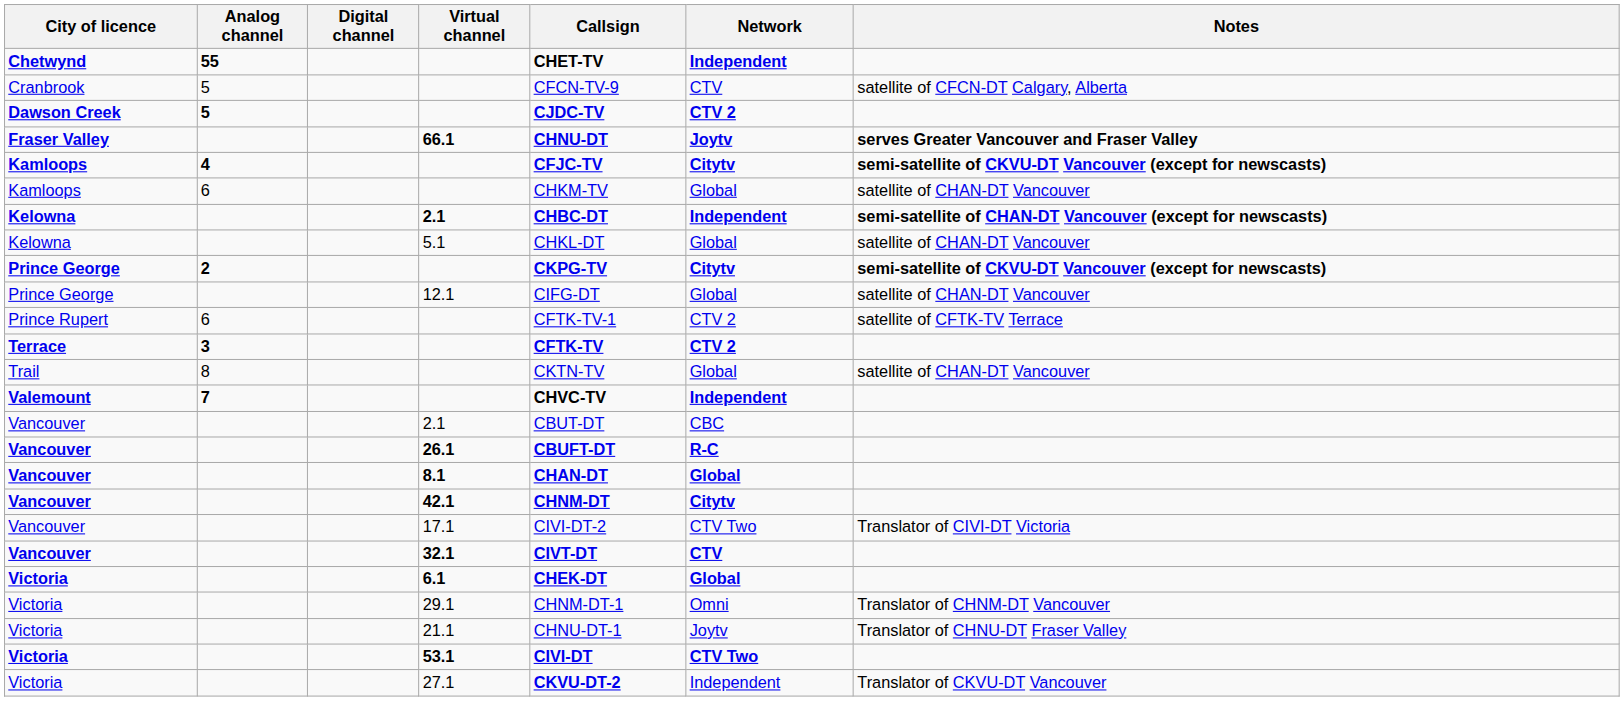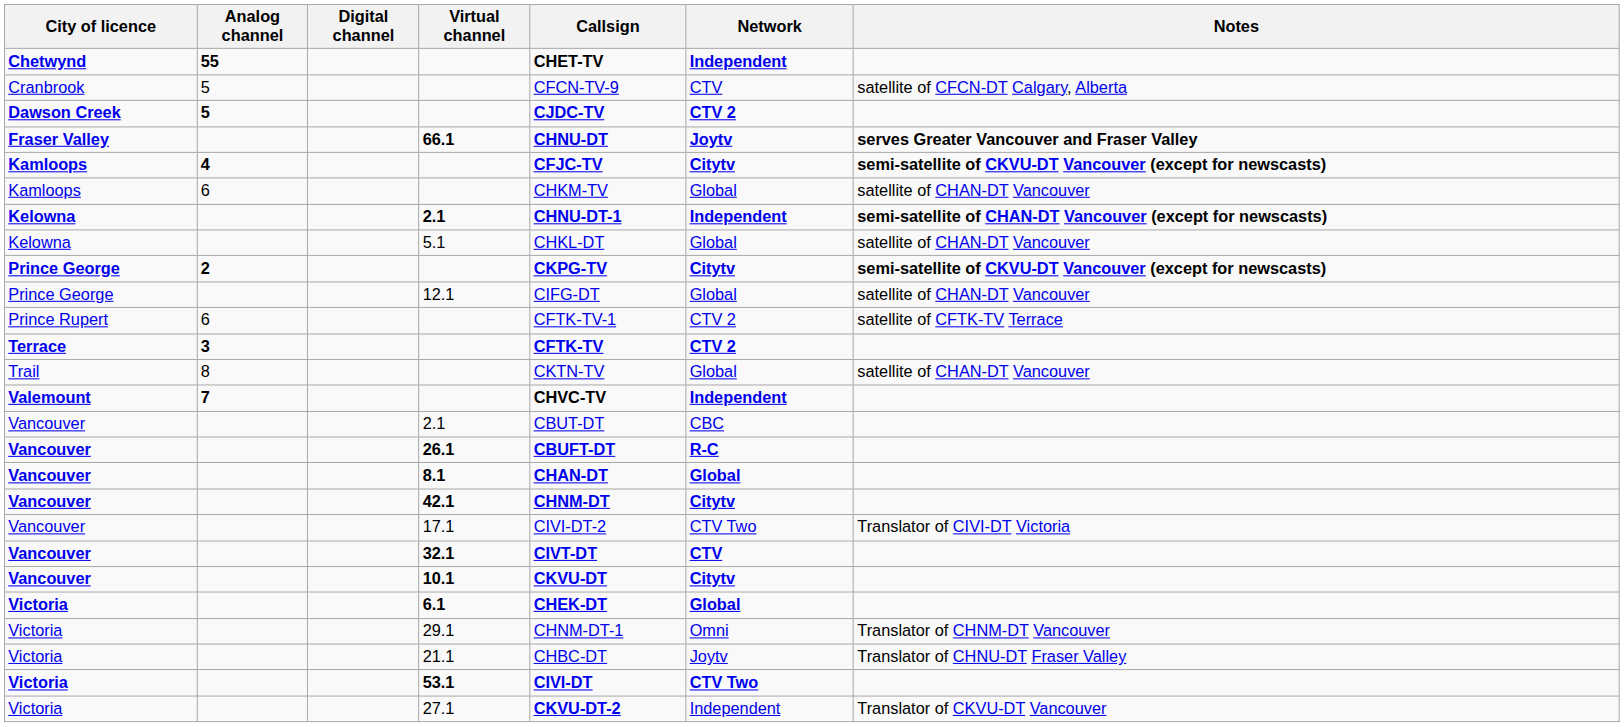(571, 216) CHBC-DT -> (578, 216) CHNU-DT-1
+ row: (50, 579)
(578, 631) CHNU-DT-1 -> (570, 656) CHBC-DT
